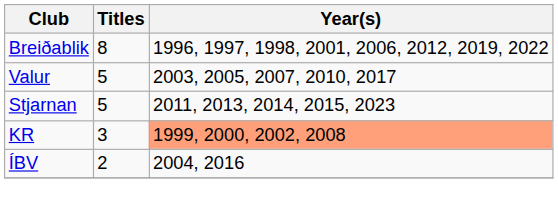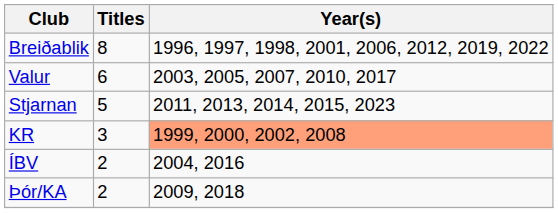(102, 76) 5 -> (102, 76) 6
+ row: (38, 192)
